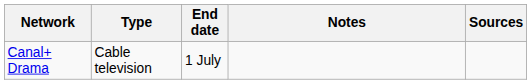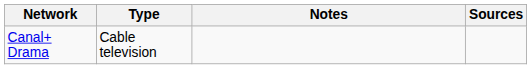- column: (205, 23)
